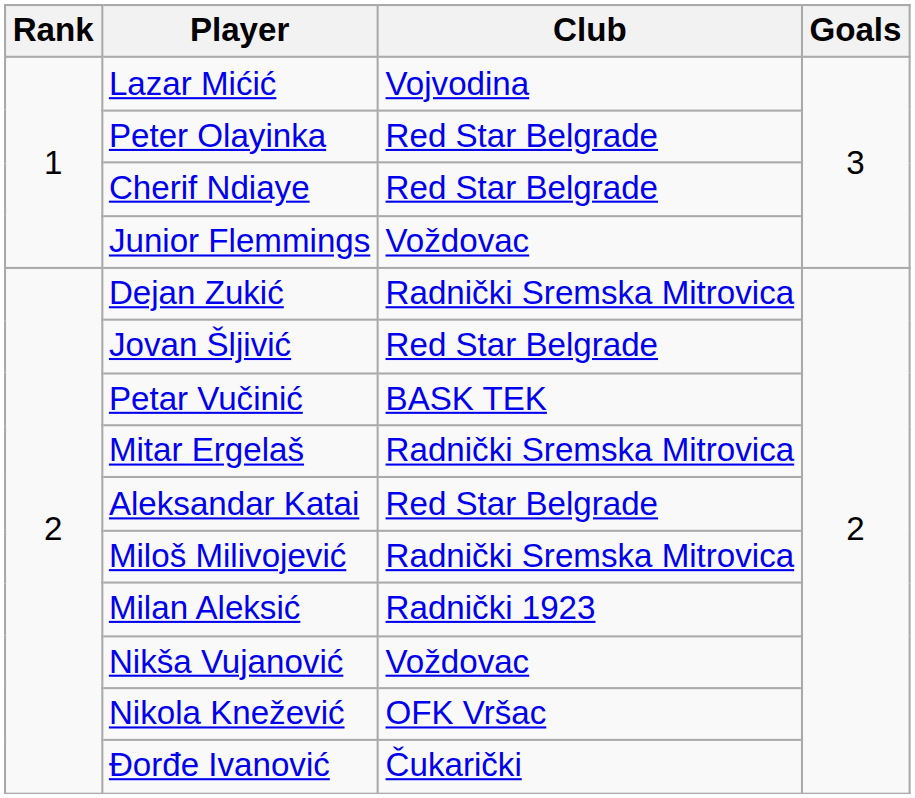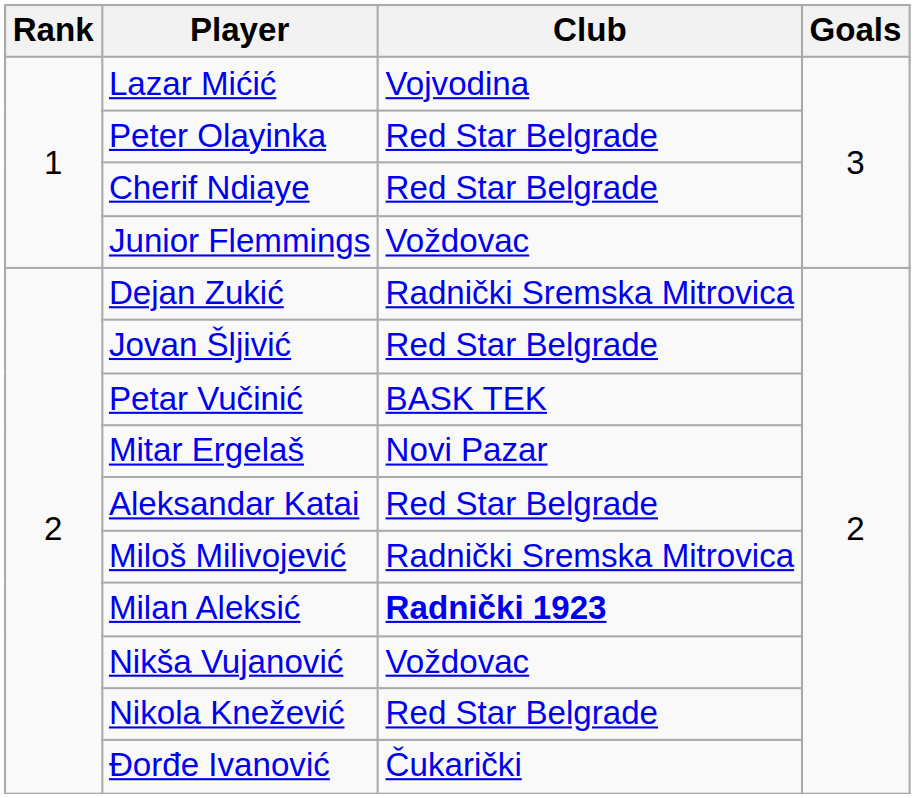(590, 450) Radnički Sremska Mitrovica -> (467, 450) Novi Pazar
(491, 608) normal -> (496, 608) bold
(466, 713) OFK Vršac -> (522, 713) Red Star Belgrade
